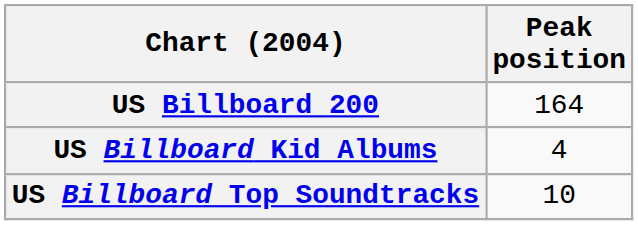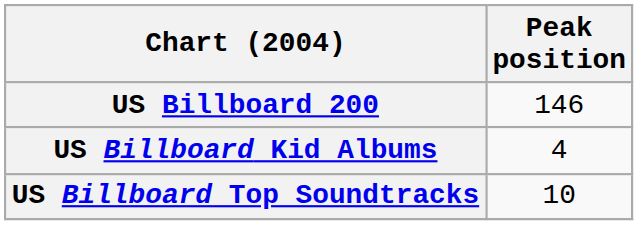(559, 105) 164 -> (559, 105) 146
